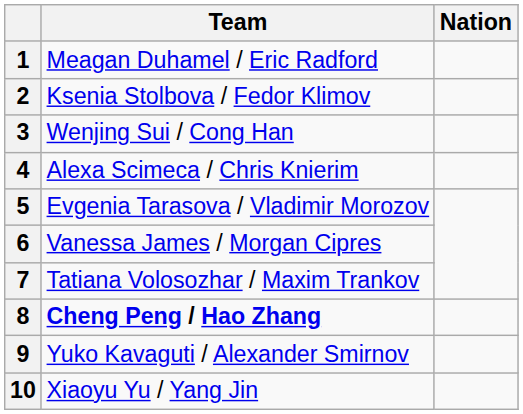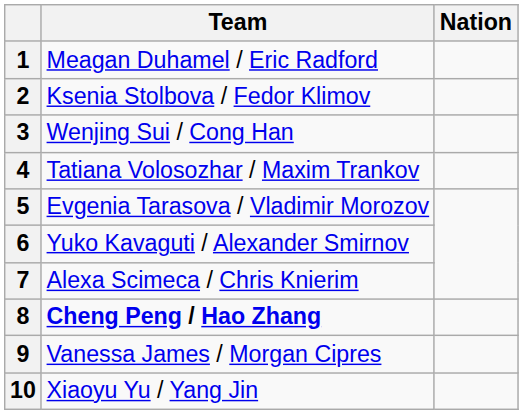(203, 170) Alexa Scimeca / Chris Knierim -> (233, 170) Tatiana Volosozhar / Maxim Trankov
(214, 243) Vanessa James / Morgan Cipres -> (228, 243) Yuko Kavaguti / Alexander Smirnov
(233, 280) Tatiana Volosozhar / Maxim Trankov -> (203, 280) Alexa Scimeca / Chris Knierim
(228, 354) Yuko Kavaguti / Alexander Smirnov -> (214, 354) Vanessa James / Morgan Cipres
